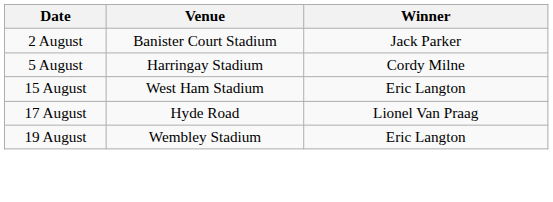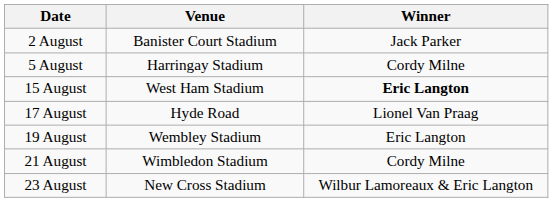(426, 88) normal -> (426, 88) bold
+ row: (55, 161)
+ row: (55, 185)
